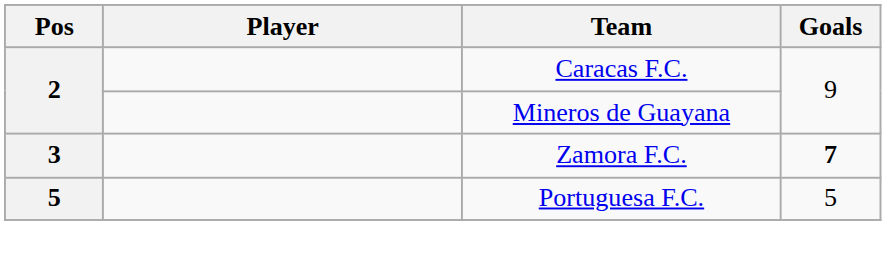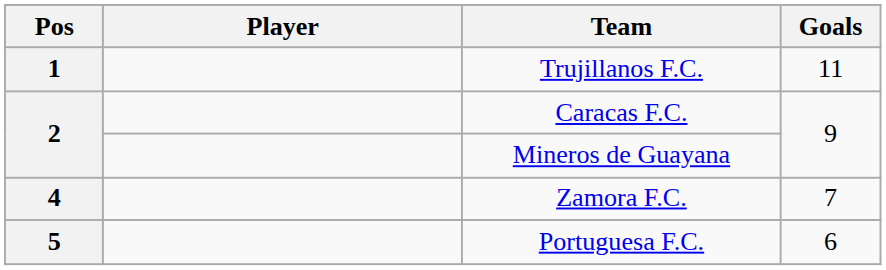+ row: (621, 68)
(54, 154) 3 -> (54, 197) 4
(831, 154) bold -> (831, 197) normal
(831, 197) 5 -> (831, 241) 6
